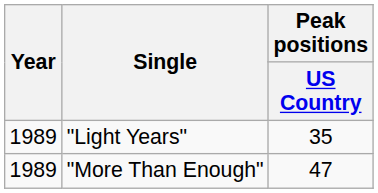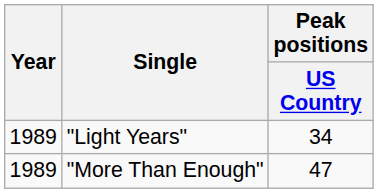(321, 136) 35 -> (321, 136) 34
